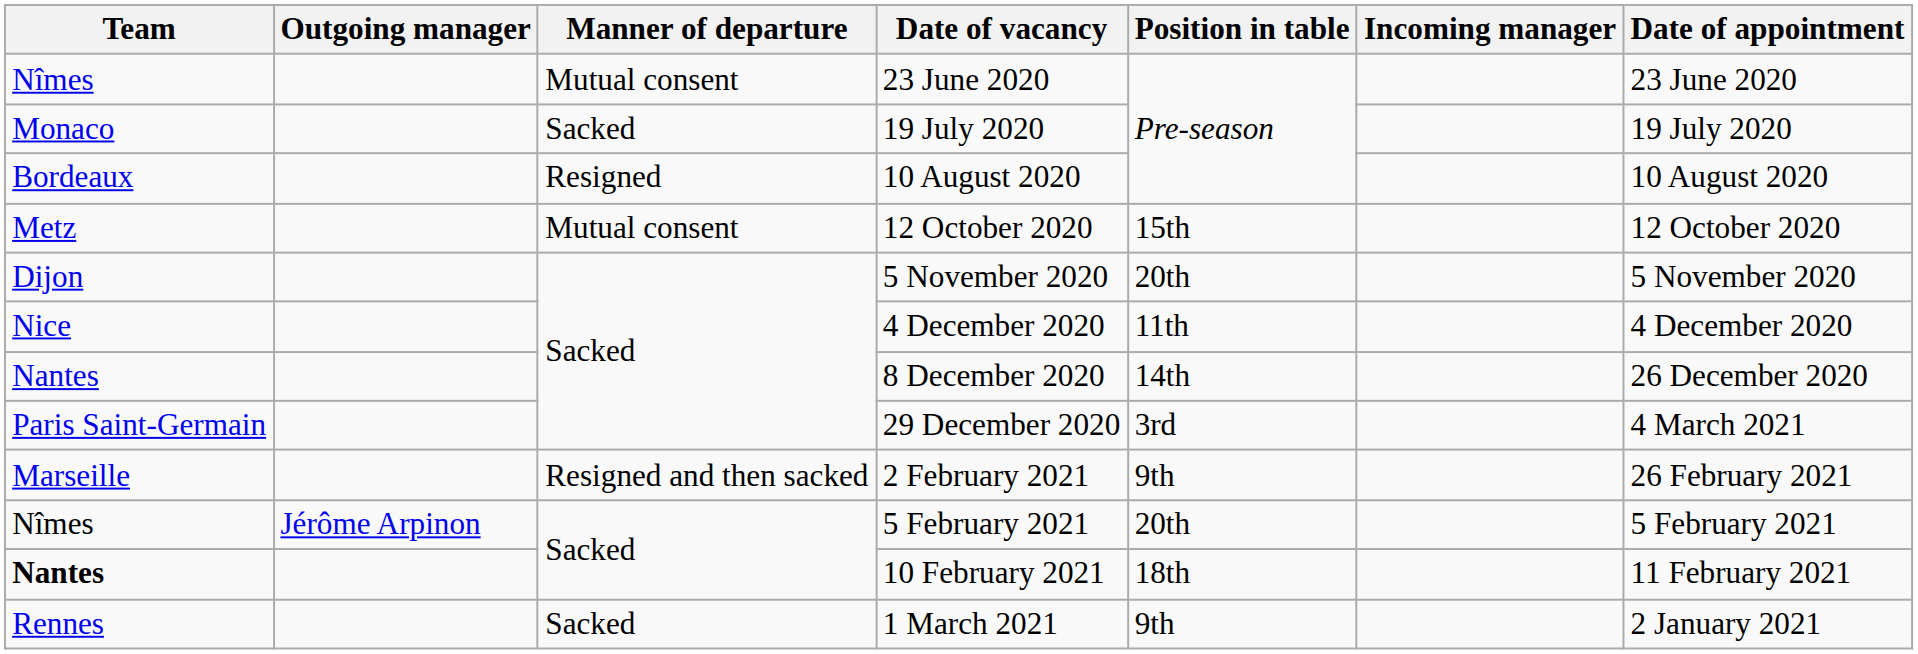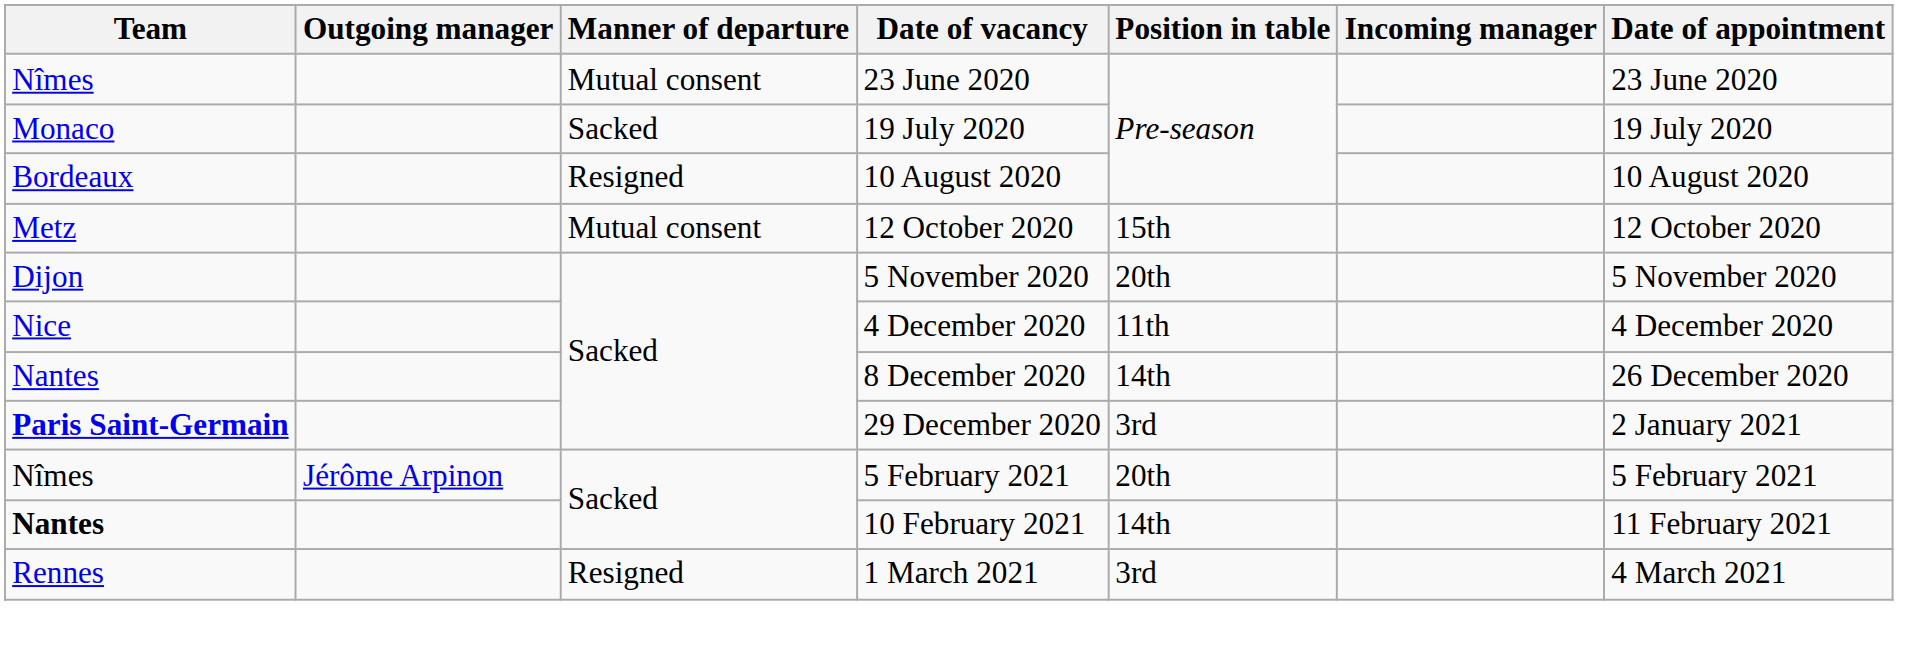(139, 425) normal -> (150, 425) bold
(1718, 425) 4 March 2021 -> (1707, 425) 2 January 2021
- row: (986, 474)
(1162, 573) 18th -> (1143, 524) 14th
(590, 623) Sacked -> (626, 573) Resigned
(1155, 623) 9th -> (1136, 573) 3rd
(1726, 623) 2 January 2021 -> (1699, 573) 4 March 2021
